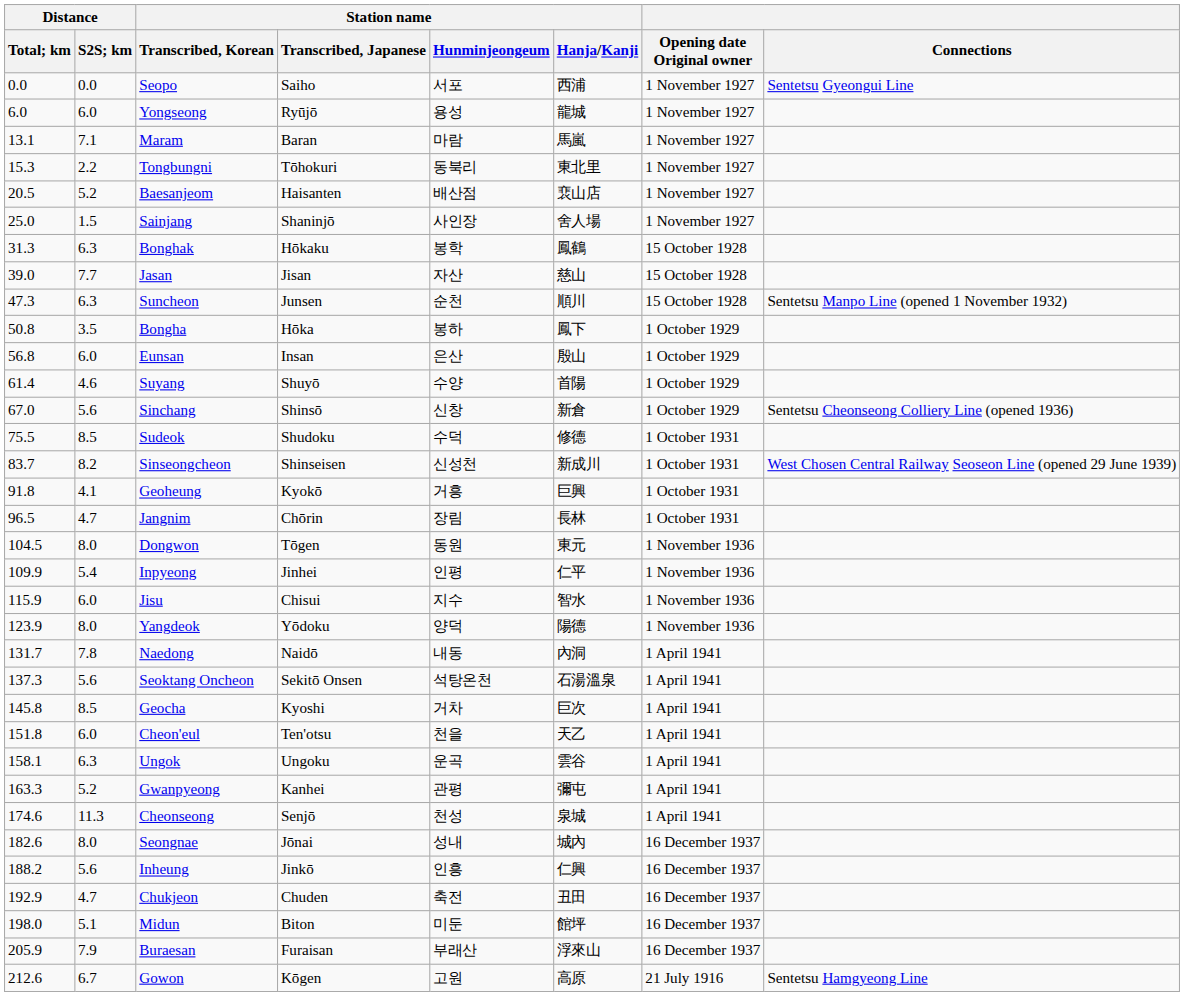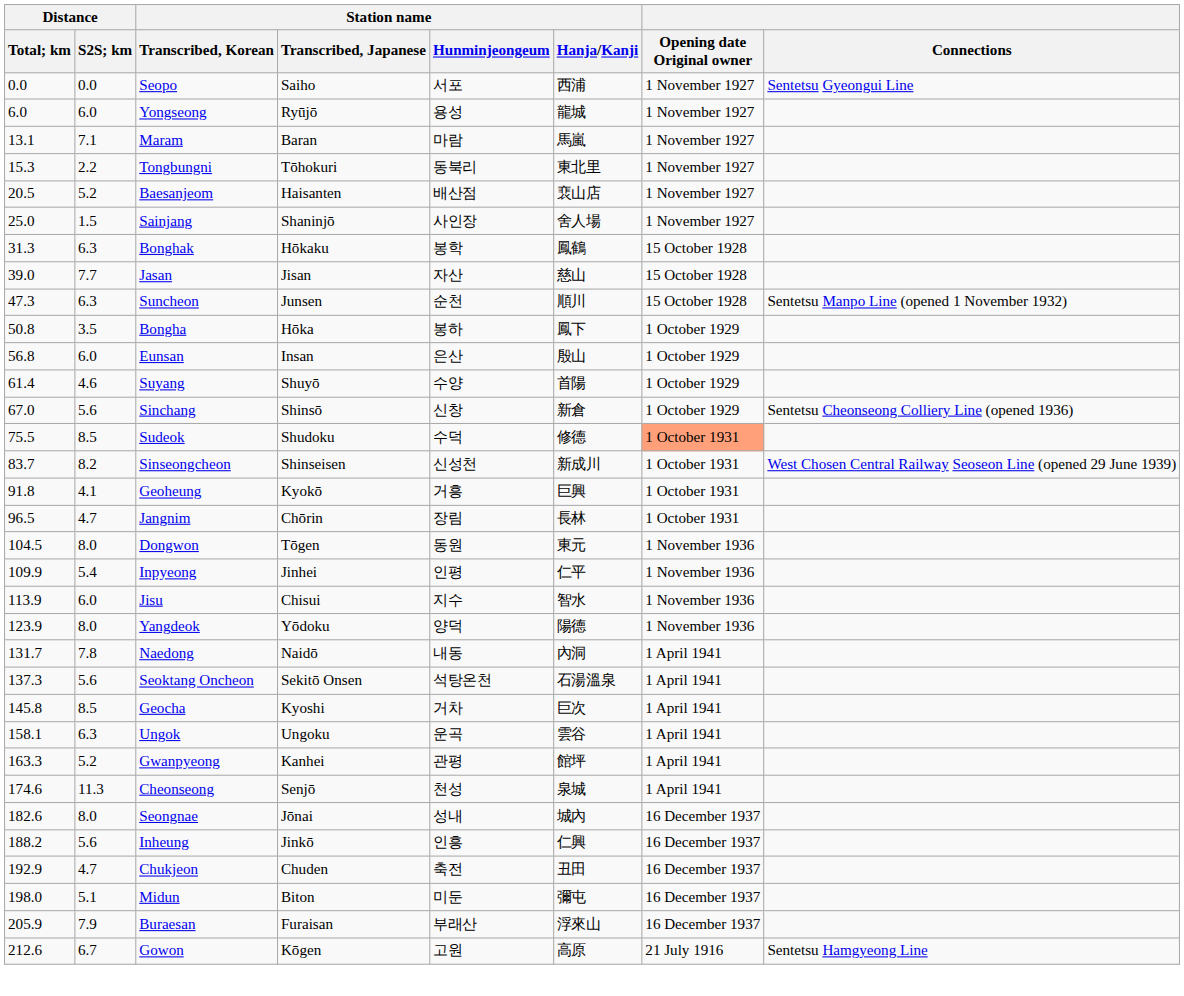(692, 437) no background -> (692, 437) lightsalmon background
(25, 599) 115.9 -> (25, 599) 113.9
- row: (170, 735)
(571, 789) 彌屯 -> (571, 762) 館坪
(571, 924) 館坪 -> (571, 897) 彌屯
